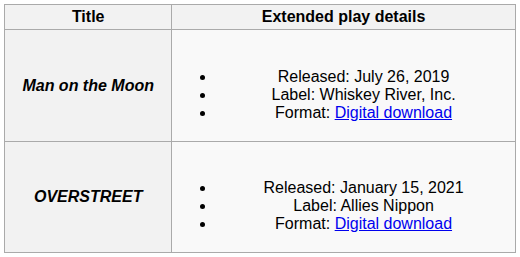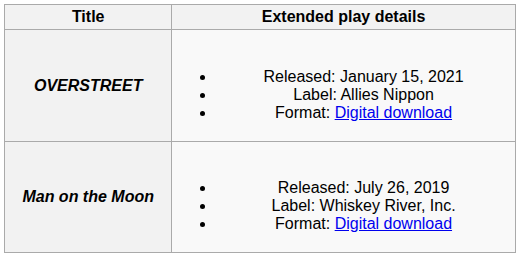rows swapped: (88, 85) <-> (88, 196)
